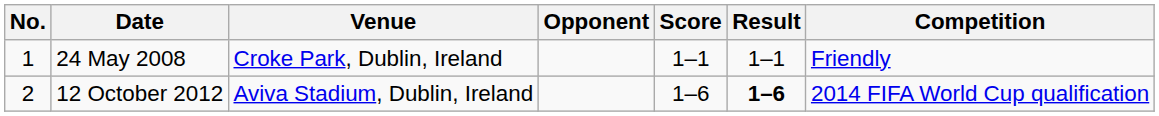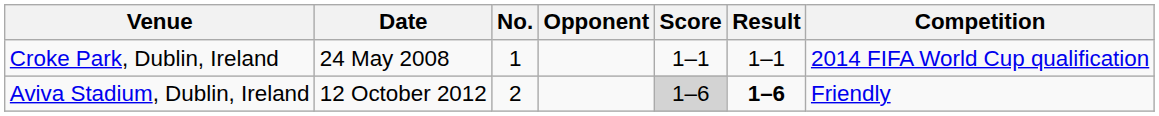columns swapped: (28, 22) <-> (383, 22)
(851, 57) Friendly -> (980, 57) 2014 FIFA World Cup qualification
(691, 93) no background -> (691, 93) lightgrey background
(980, 93) 2014 FIFA World Cup qualification -> (851, 93) Friendly
